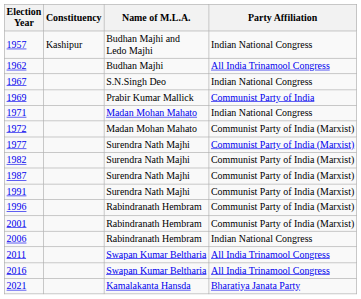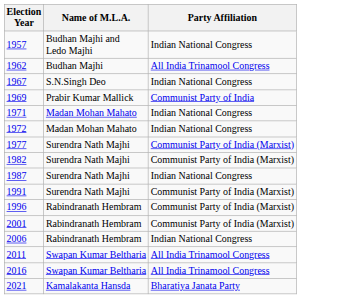- column: (74, 17)
(283, 129) Communist Party of India (Marxist) -> (201, 129) Indian National Congress
(283, 176) Communist Party of India (Marxist) -> (201, 176) Indian National Congress
